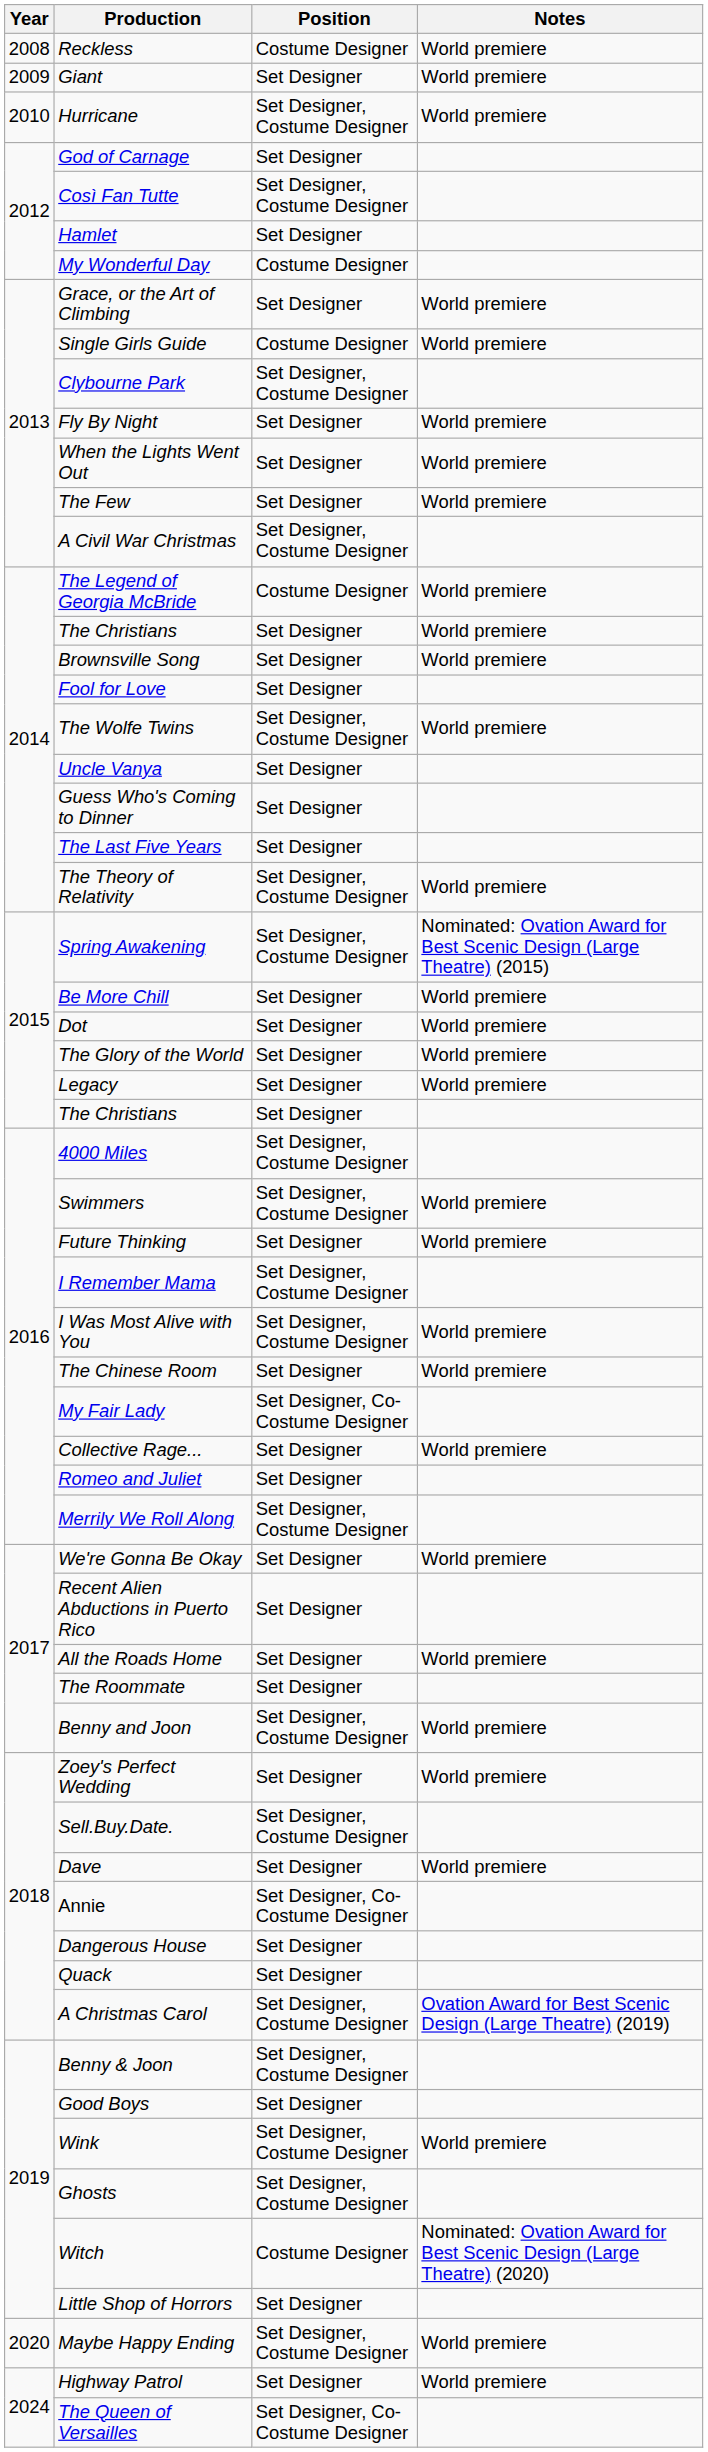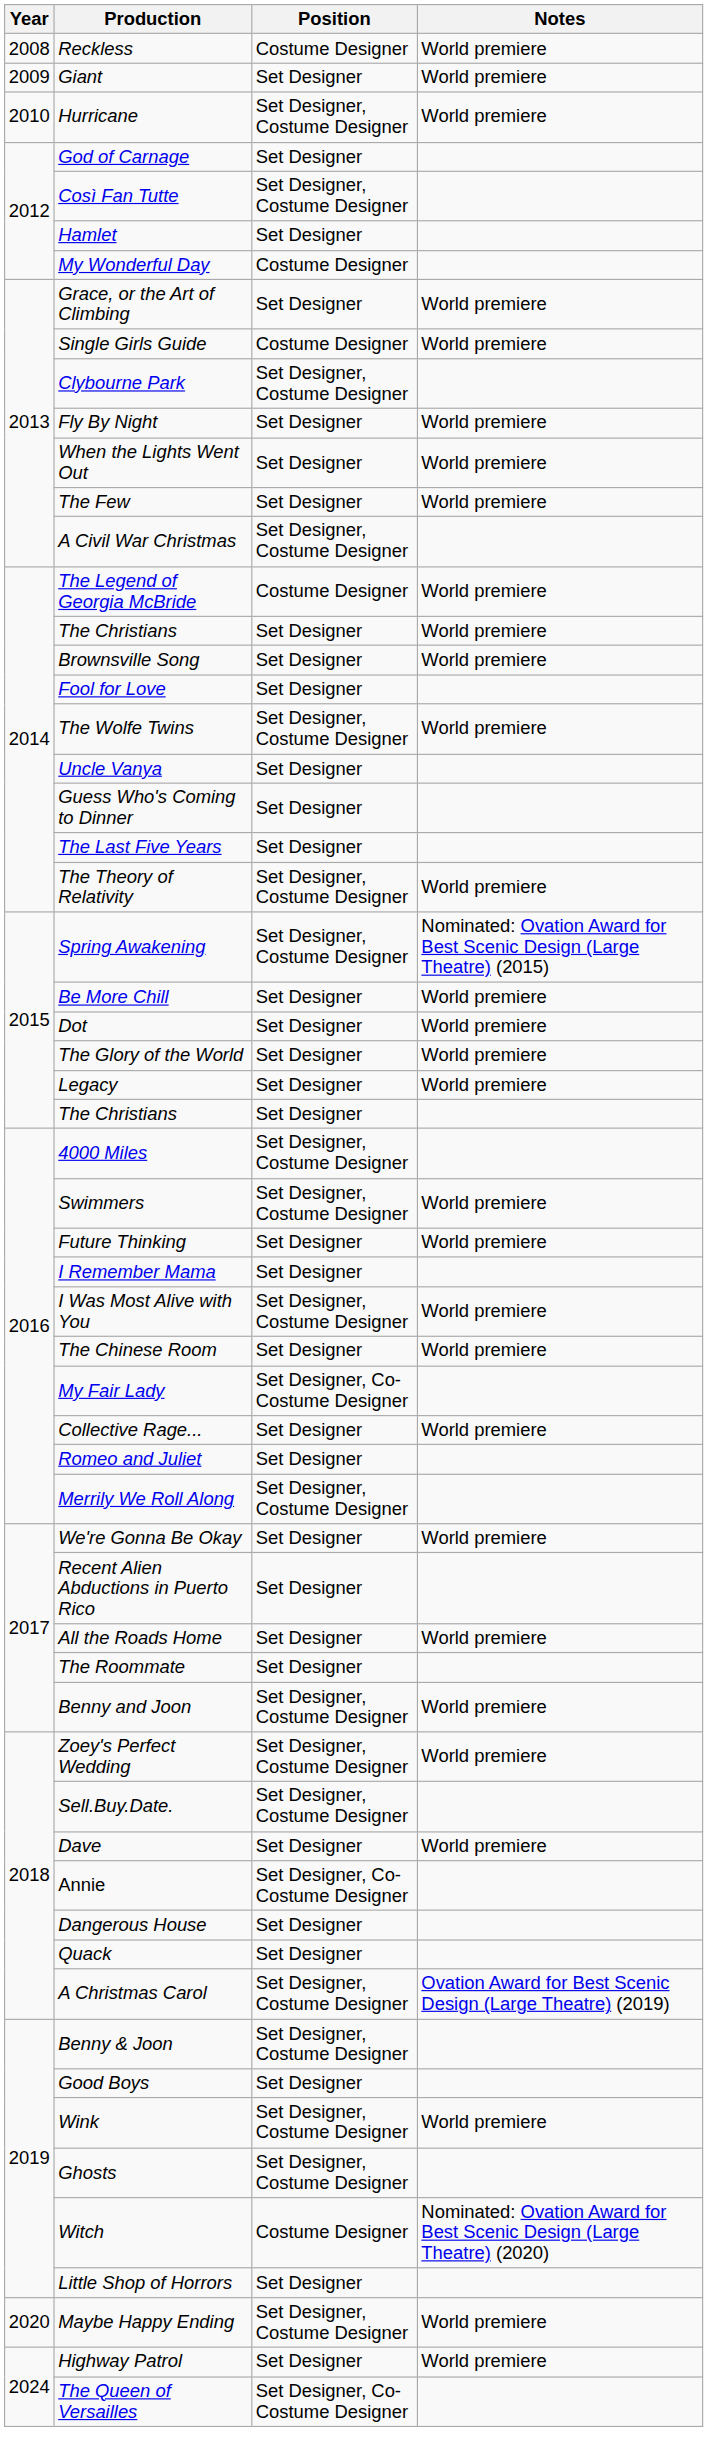(332, 1282) Set Designer, Costume Designer -> (309, 1271) Set Designer
(309, 1777) Set Designer -> (332, 1756) Set Designer, Costume Designer
